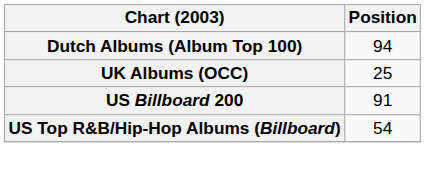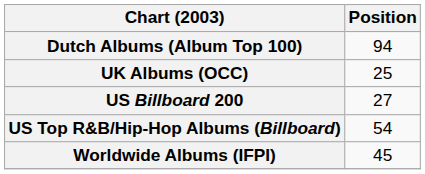(383, 100) 91 -> (383, 100) 27
+ row: (175, 155)
